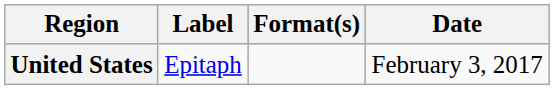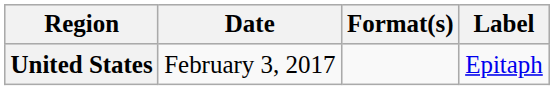columns swapped: (457, 24) <-> (203, 24)
